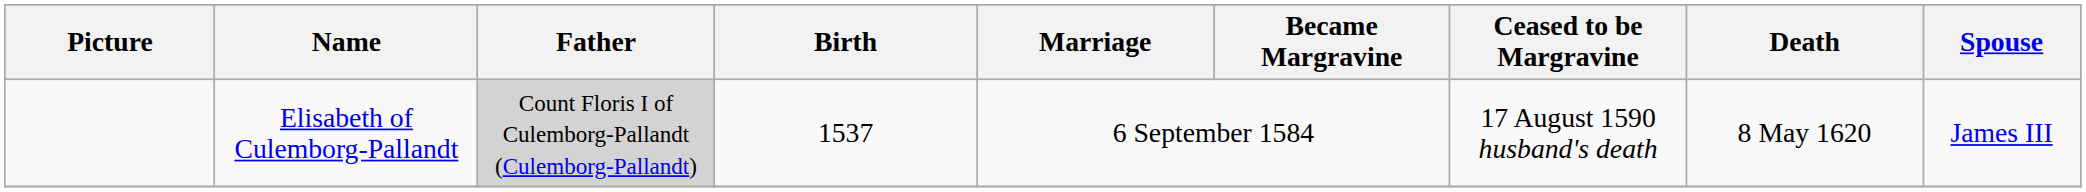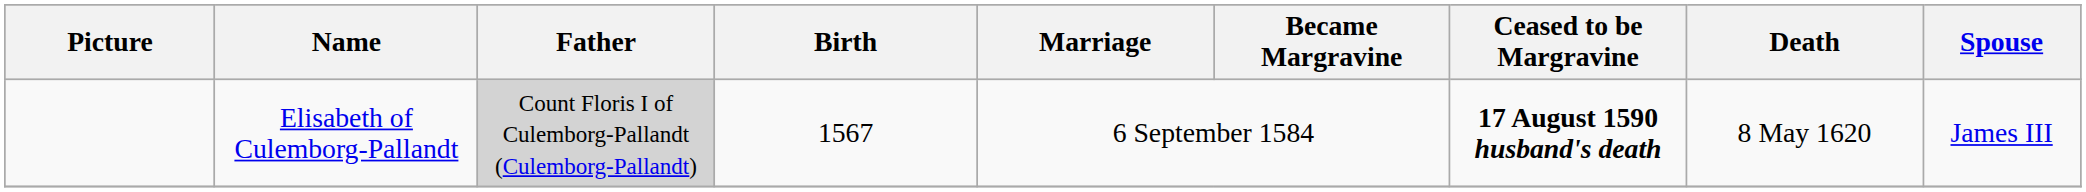(846, 132) 1537 -> (846, 132) 1567
(1568, 132) normal -> (1568, 132) bold
